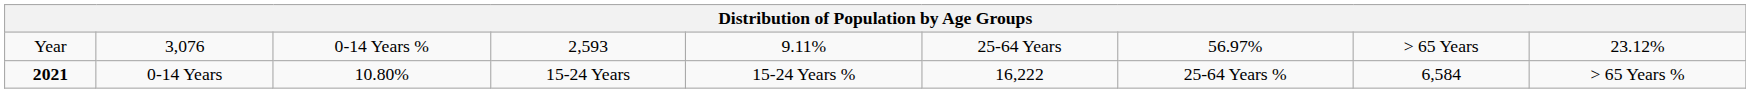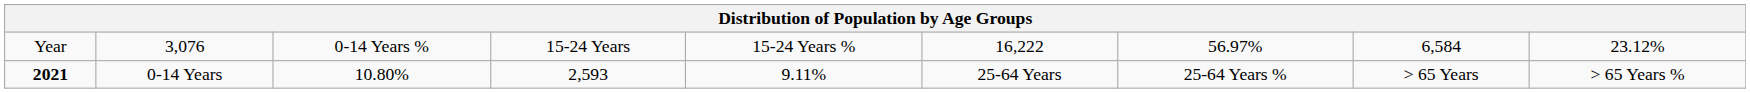(588, 46) 2,593 -> (588, 46) 15-24 Years
(804, 46) 9.11% -> (804, 46) 15-24 Years %
(1020, 46) 25-64 Years -> (1020, 46) 16,222
(1441, 46) > 65 Years -> (1441, 46) 6,584
(588, 74) 15-24 Years -> (588, 74) 2,593
(804, 74) 15-24 Years % -> (804, 74) 9.11%
(1020, 74) 16,222 -> (1020, 74) 25-64 Years
(1441, 74) 6,584 -> (1441, 74) > 65 Years
